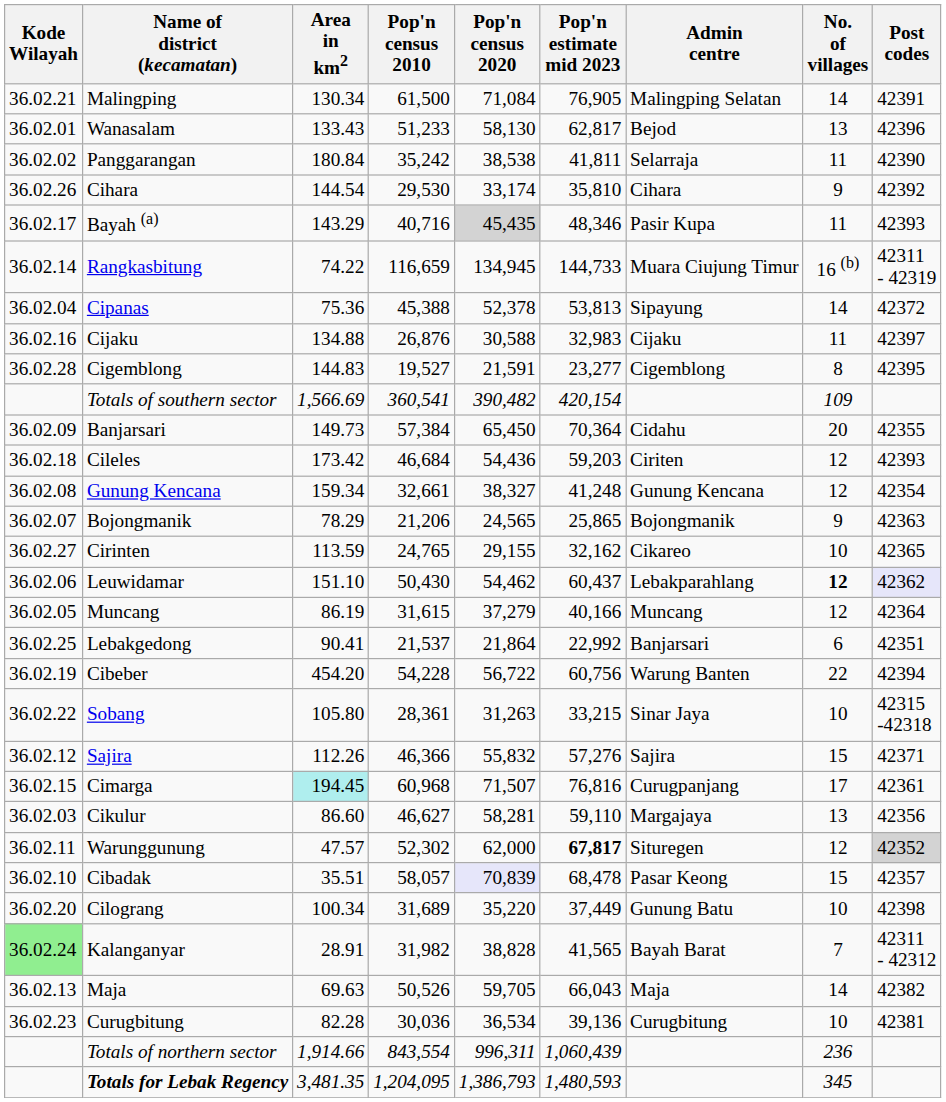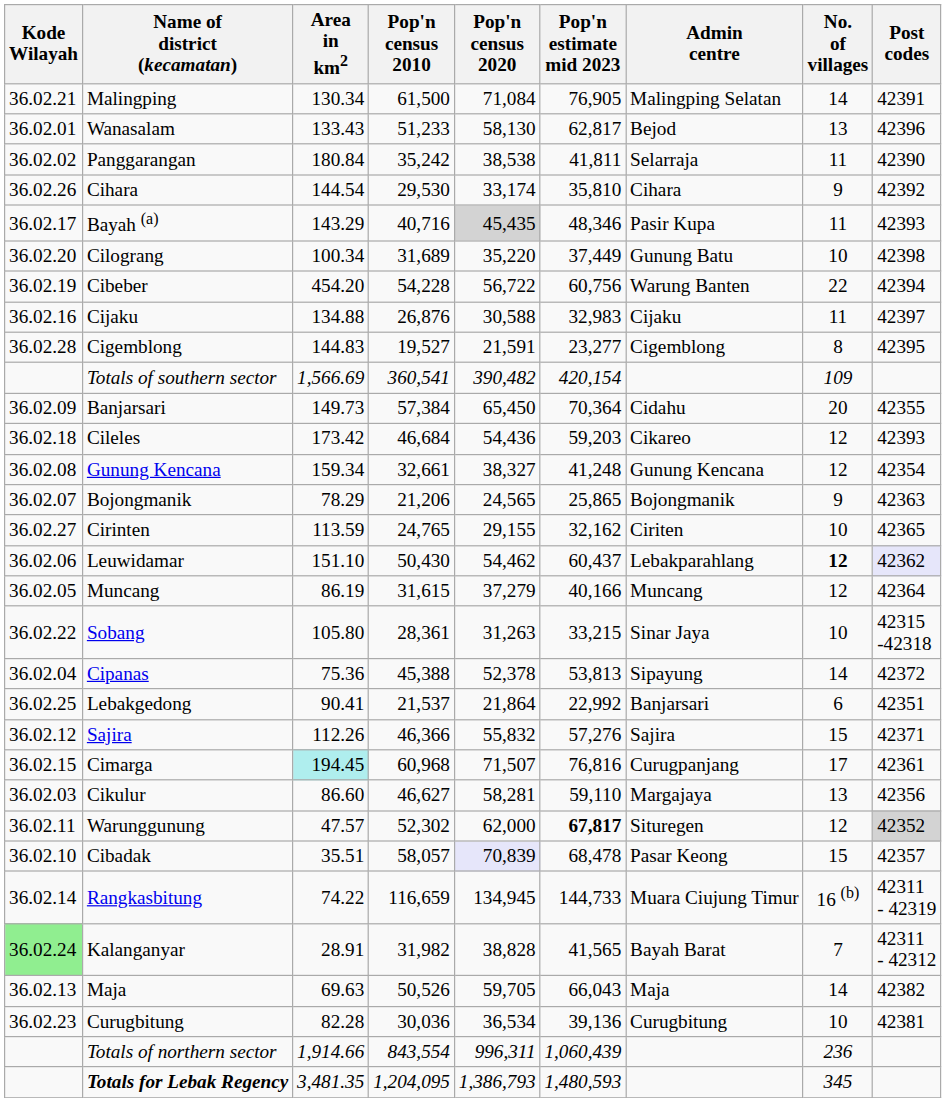rows swapped: (125, 908) <-> (144, 266)
rows swapped: (117, 673) <-> (118, 308)
(657, 460) Ciriten -> (661, 438) Cikareo
(661, 551) Cikareo -> (657, 530) Ciriten
rows swapped: (116, 714) <-> (139, 643)
